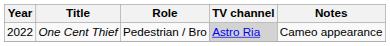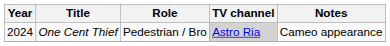(20, 32) 2022 -> (20, 32) 2024
